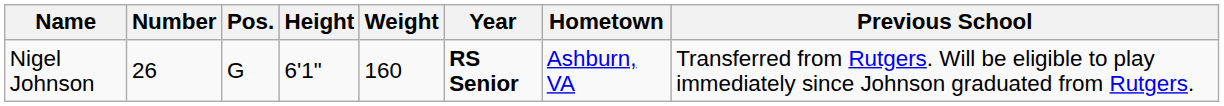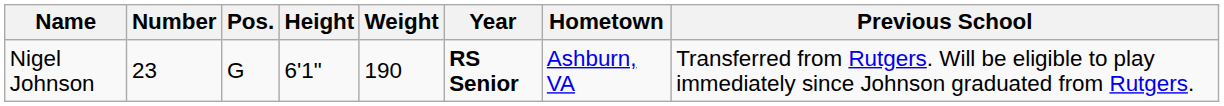(144, 70) 26 -> (144, 70) 23
(383, 70) 160 -> (383, 70) 190
